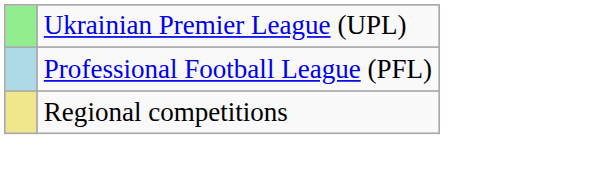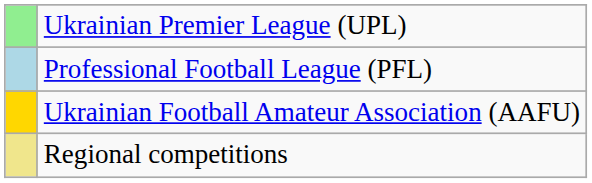+ row: (312, 111)
